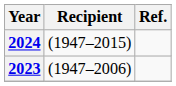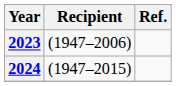rows swapped: (24, 68) <-> (24, 42)
